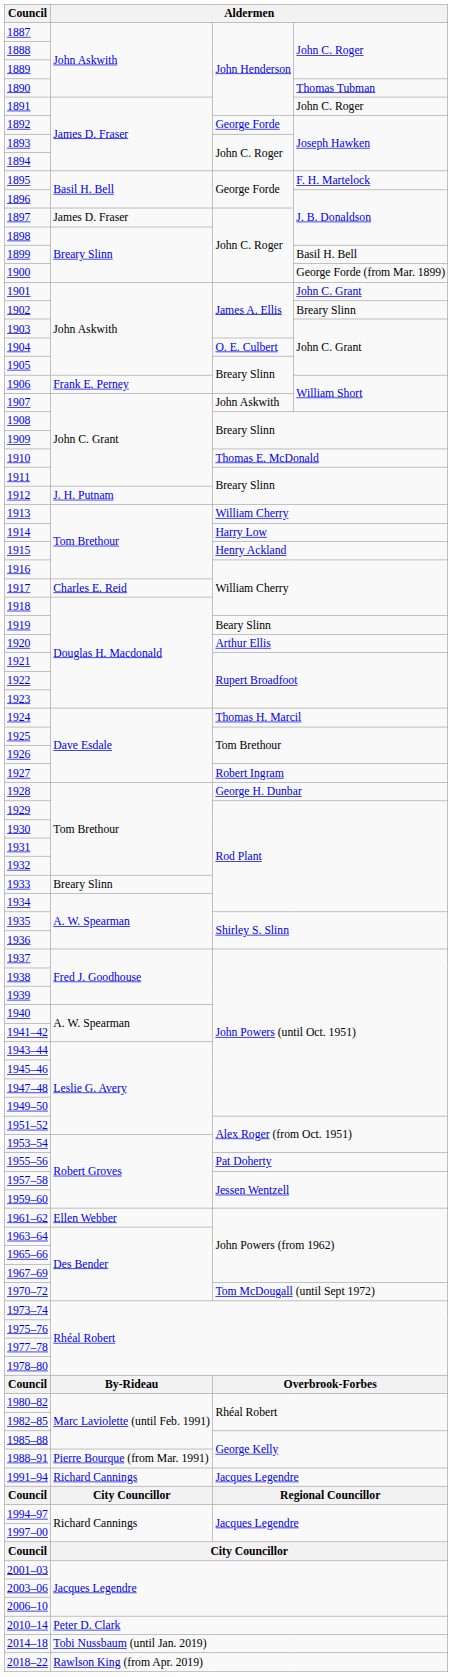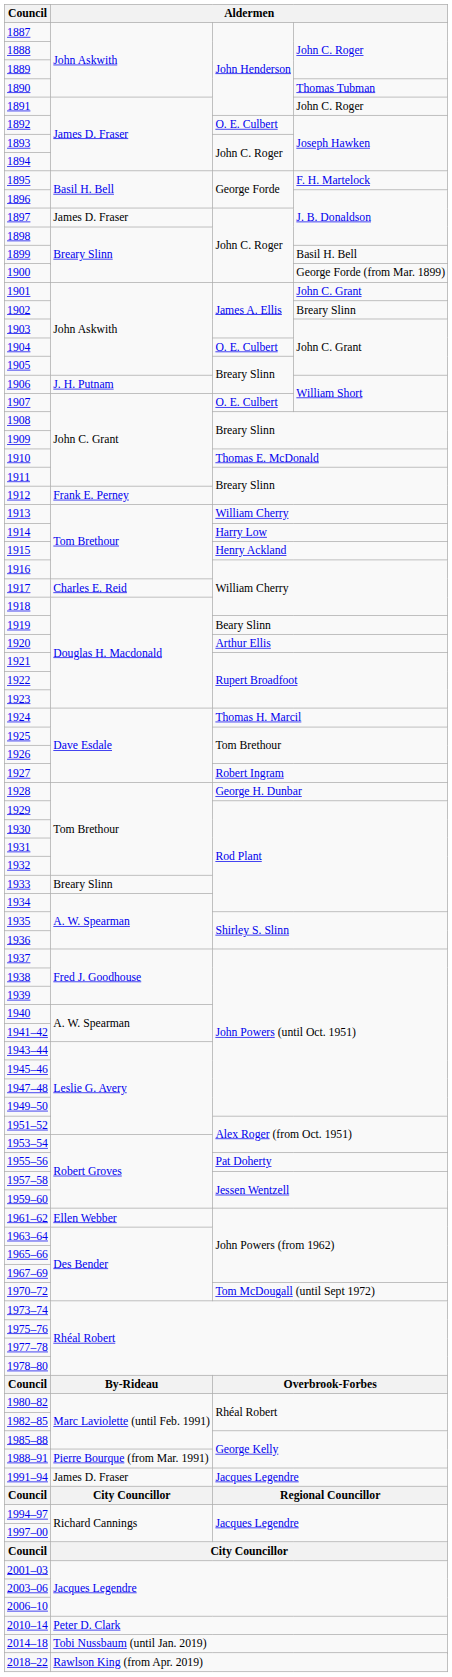(248, 124) George Forde -> (247, 124) O. E. Culbert
(91, 384) Frank E. Perney -> (83, 384) J. H. Putnam
(247, 402) John Askwith -> (247, 402) O. E. Culbert
(83, 495) J. H. Putnam -> (91, 495) Frank E. Perney
(95, 1477) Richard Cannings -> (91, 1477) James D. Fraser
